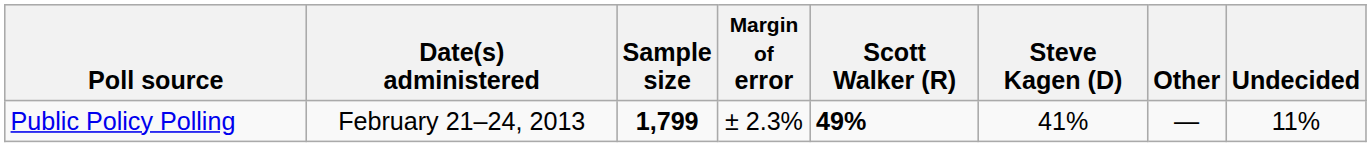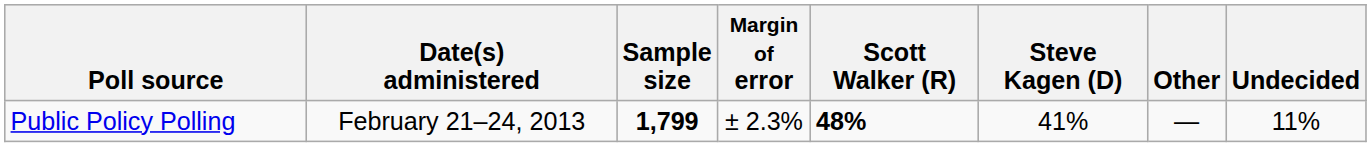(841, 120) 49% -> (841, 120) 48%
